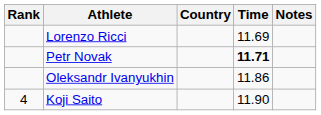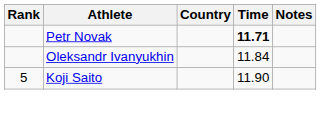- row: (86, 36)
(253, 78) 11.86 -> (253, 57) 11.84
(24, 99) 4 -> (24, 78) 5
